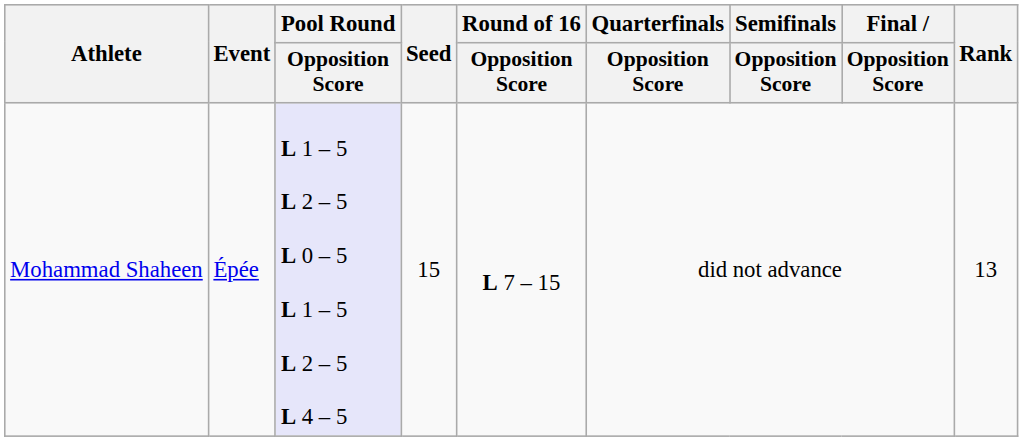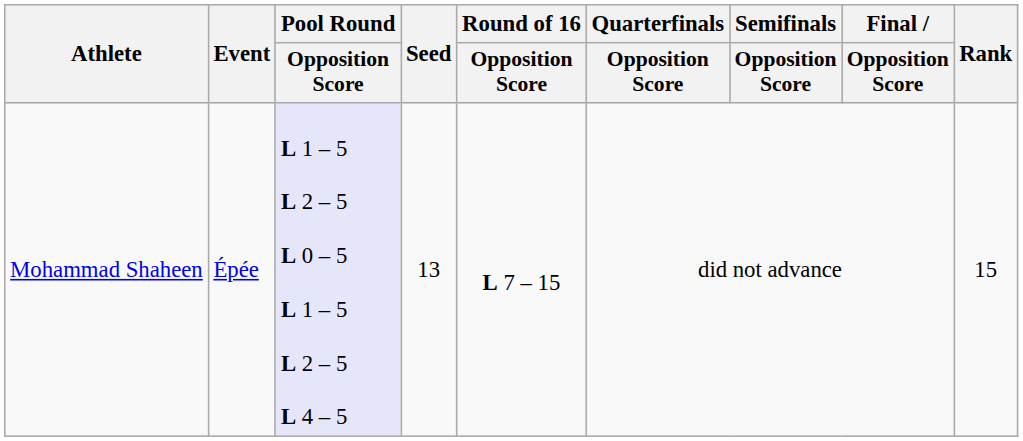(429, 269) 15 -> (429, 269) 13
(986, 269) 13 -> (986, 269) 15
